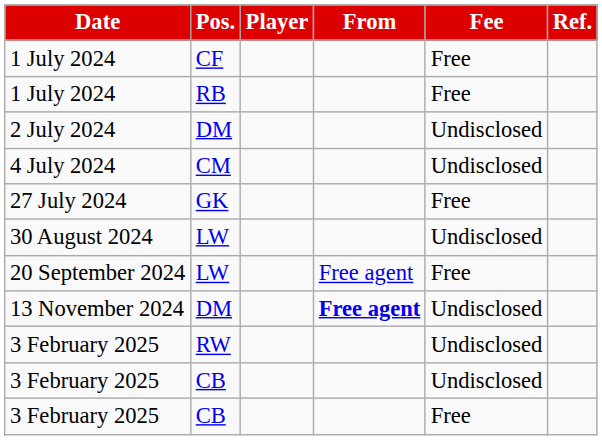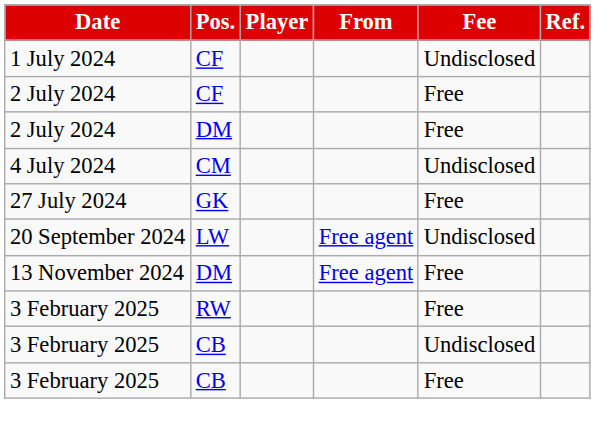(451, 58) Free -> (479, 58) Undisclosed
- row: (63, 93)
+ row: (63, 93)
(487, 129) Undisclosed -> (444, 129) Free
- row: (81, 237)
(451, 272) Free -> (479, 237) Undisclosed
(369, 308) bold -> (366, 272) normal
(487, 308) Undisclosed -> (444, 272) Free
(487, 344) Undisclosed -> (444, 308) Free
